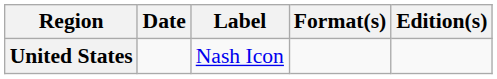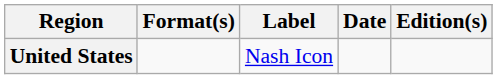columns swapped: (164, 21) <-> (340, 21)
